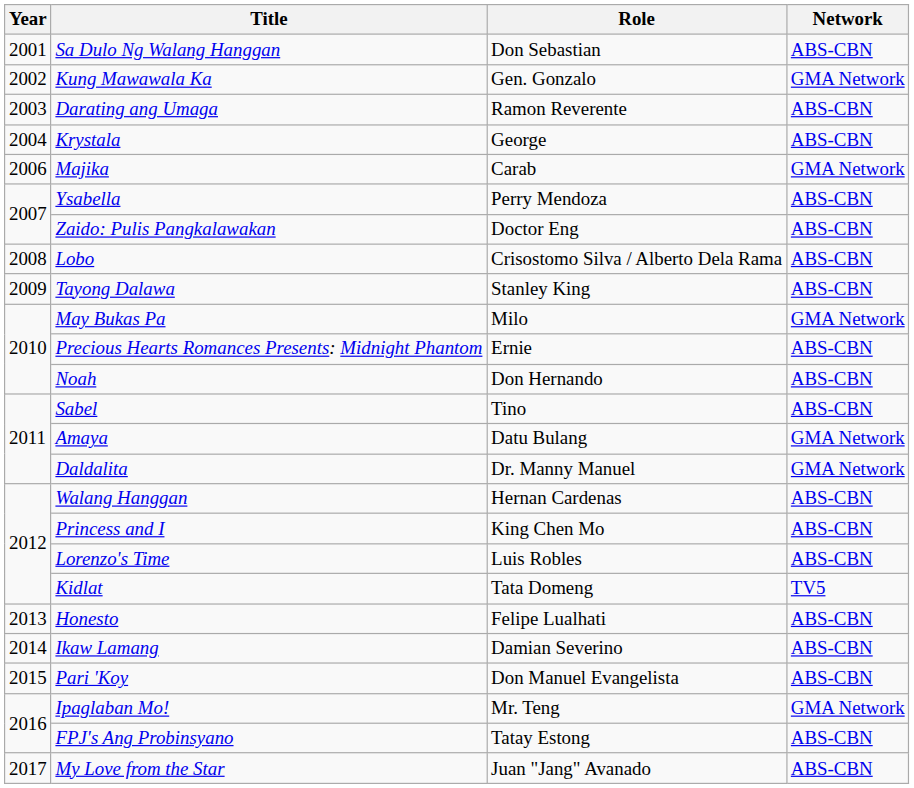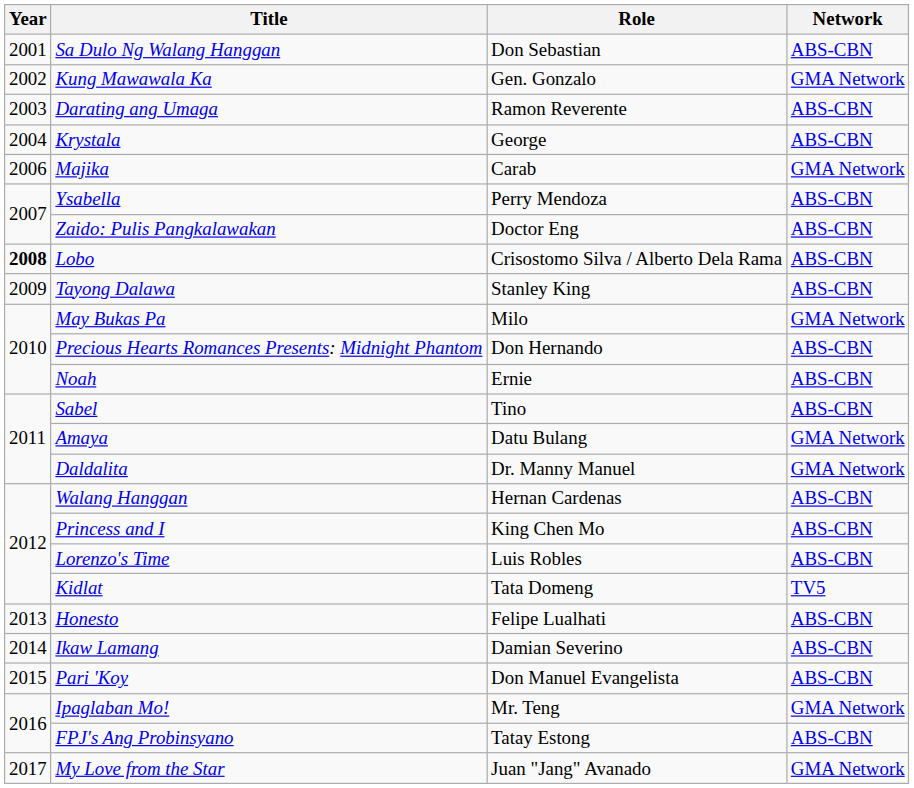(28, 259) normal -> (28, 259) bold
(512, 348) Ernie -> (547, 348) Don Hernando
(547, 378) Don Hernando -> (512, 378) Ernie
(832, 768) ABS-CBN -> (848, 768) GMA Network
